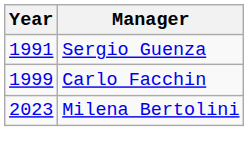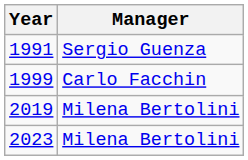+ row: (31, 110)
